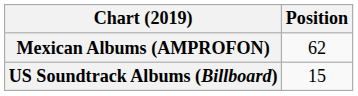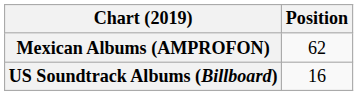(317, 76) 15 -> (317, 76) 16
